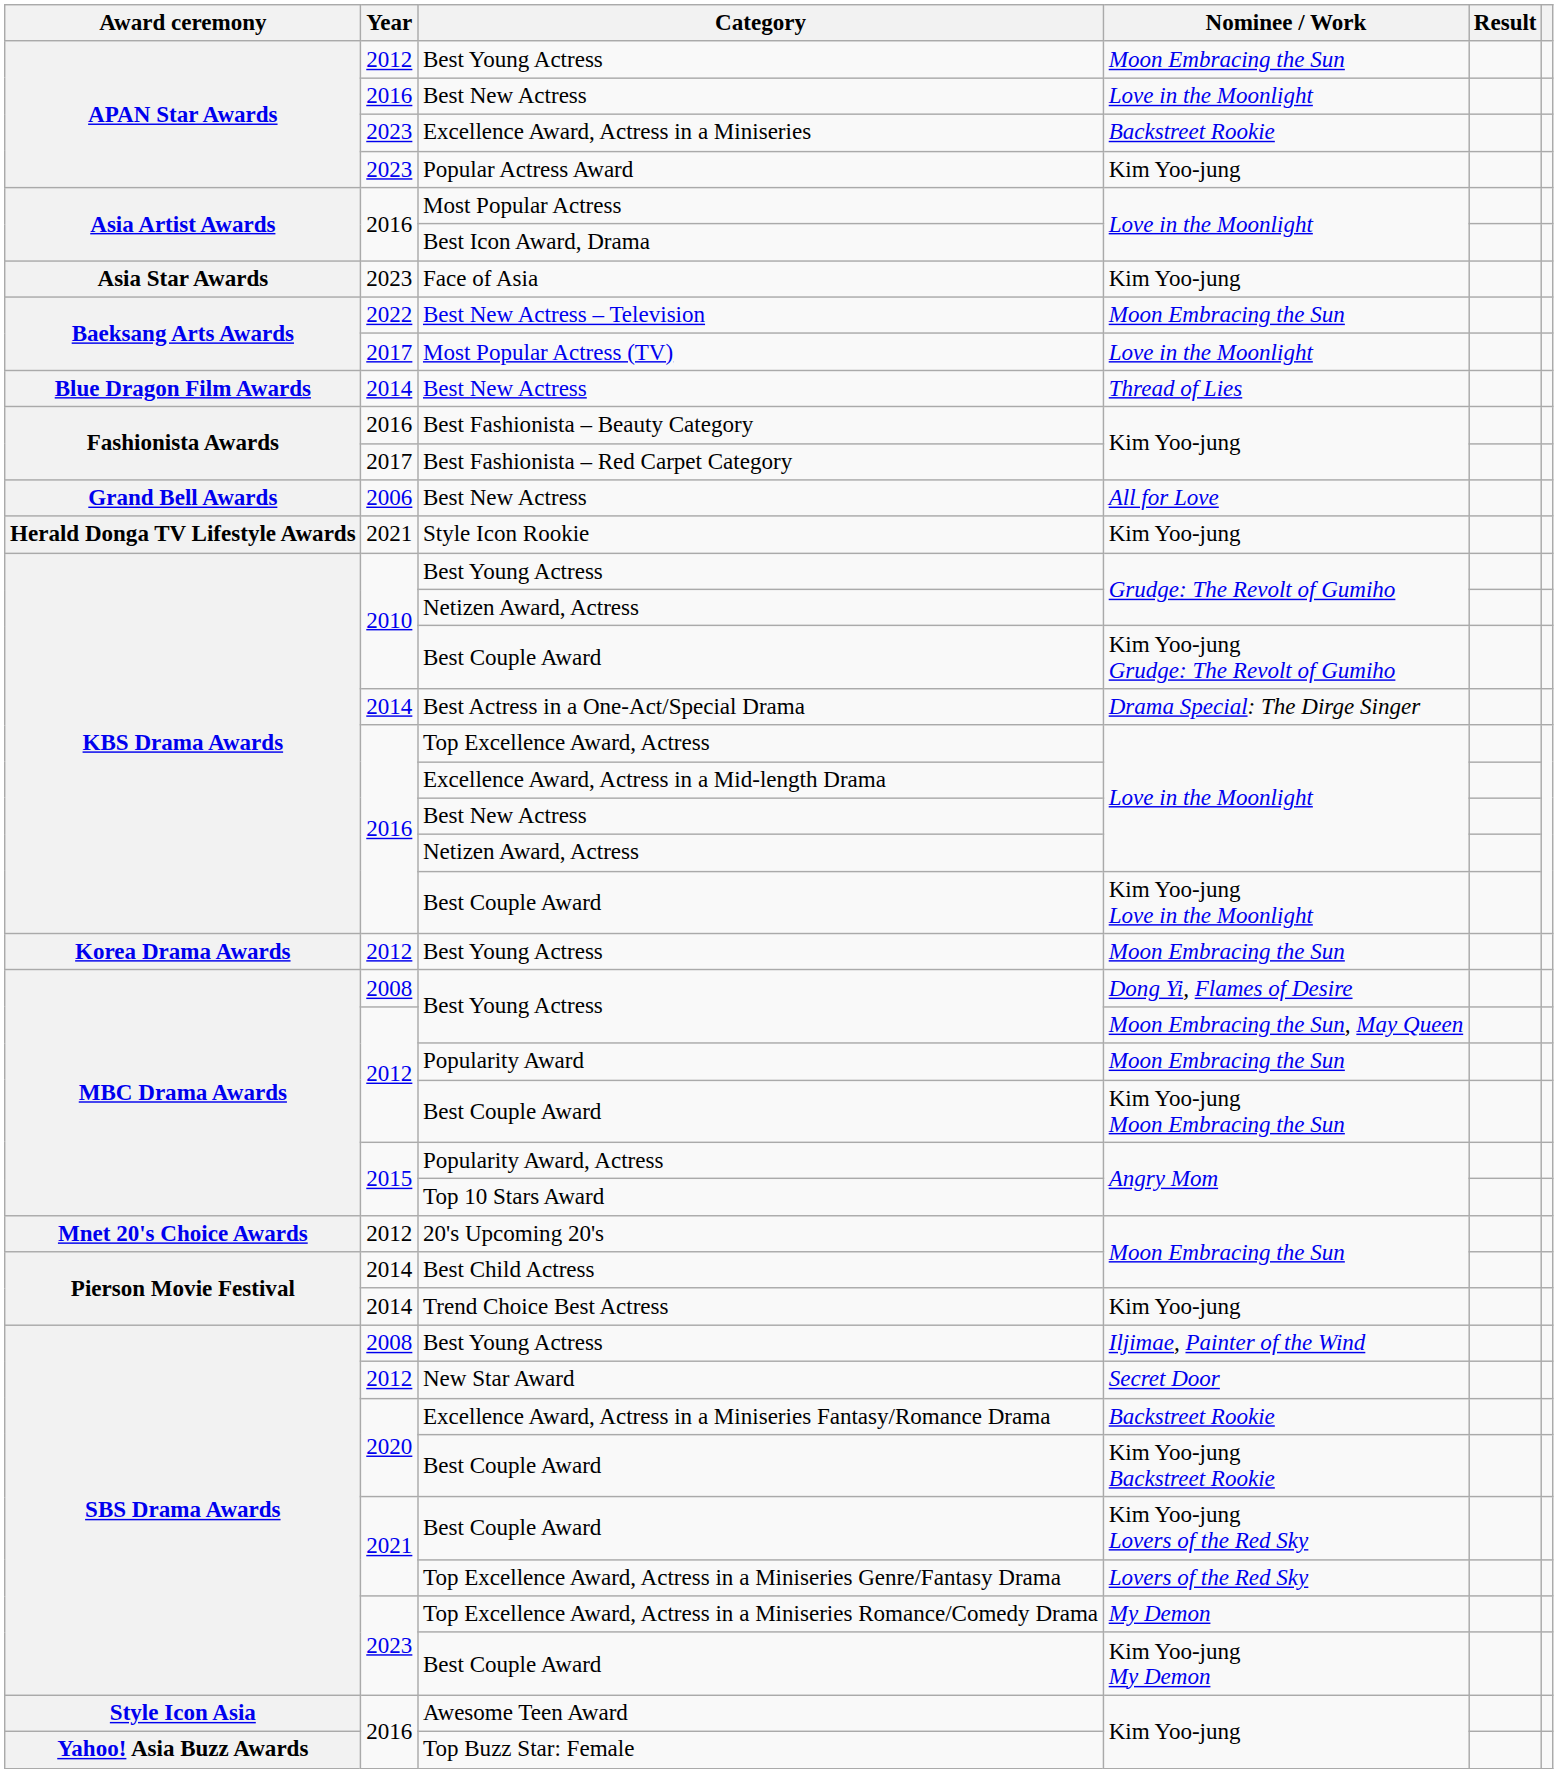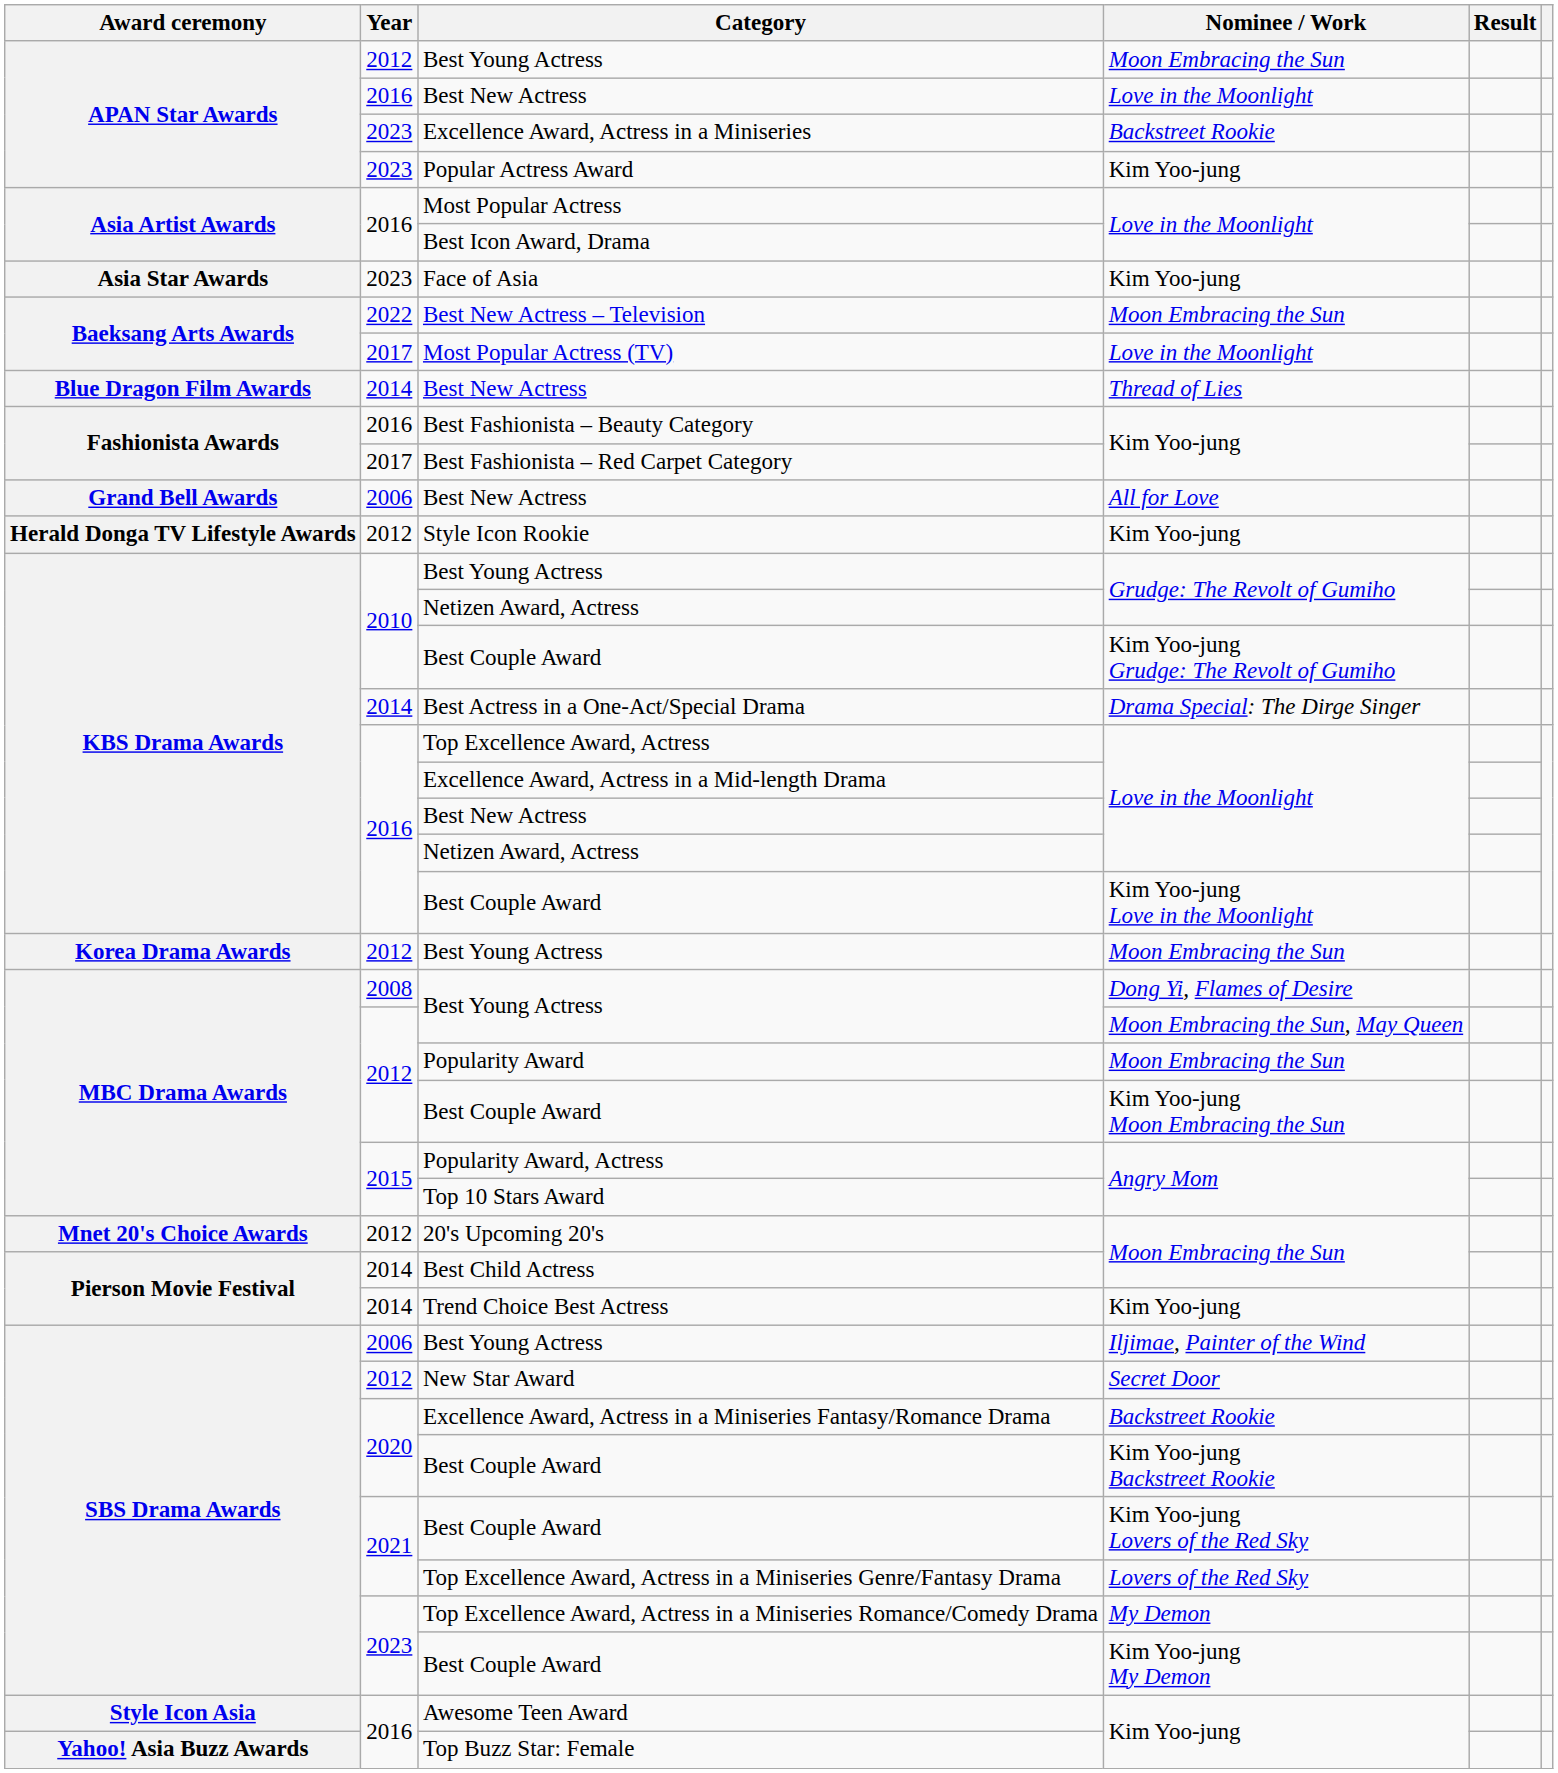(389, 534) 2021 -> (389, 534) 2012
(389, 1342) 2008 -> (389, 1342) 2006
